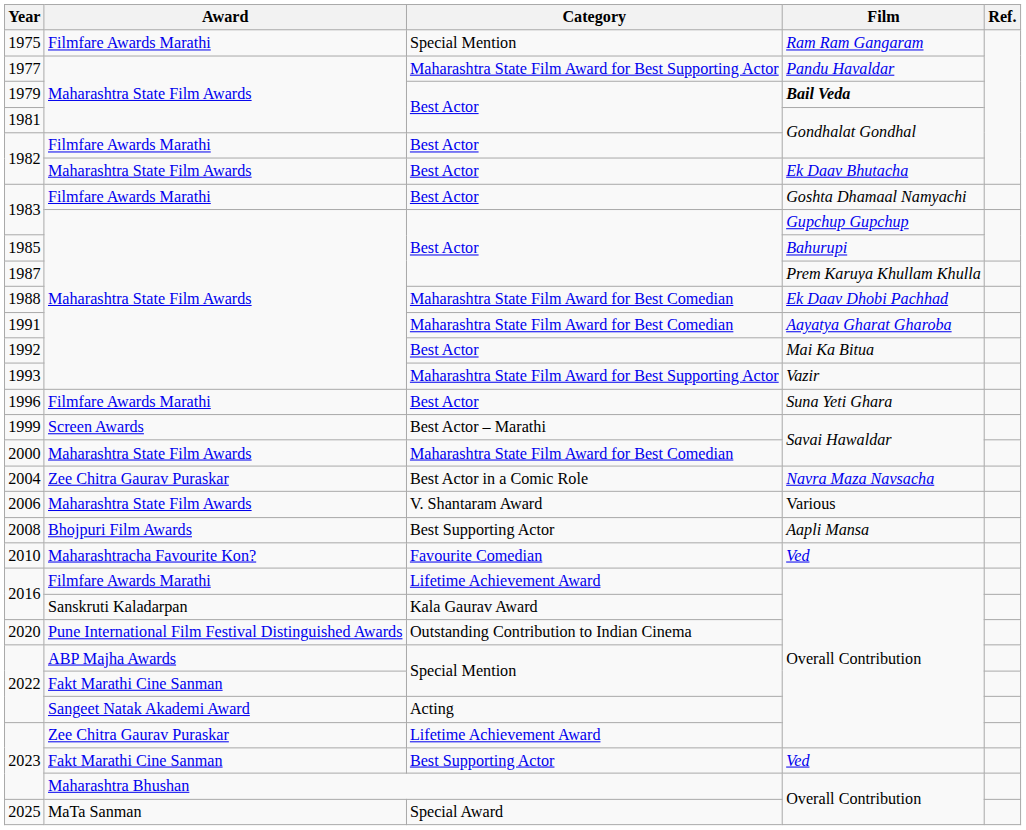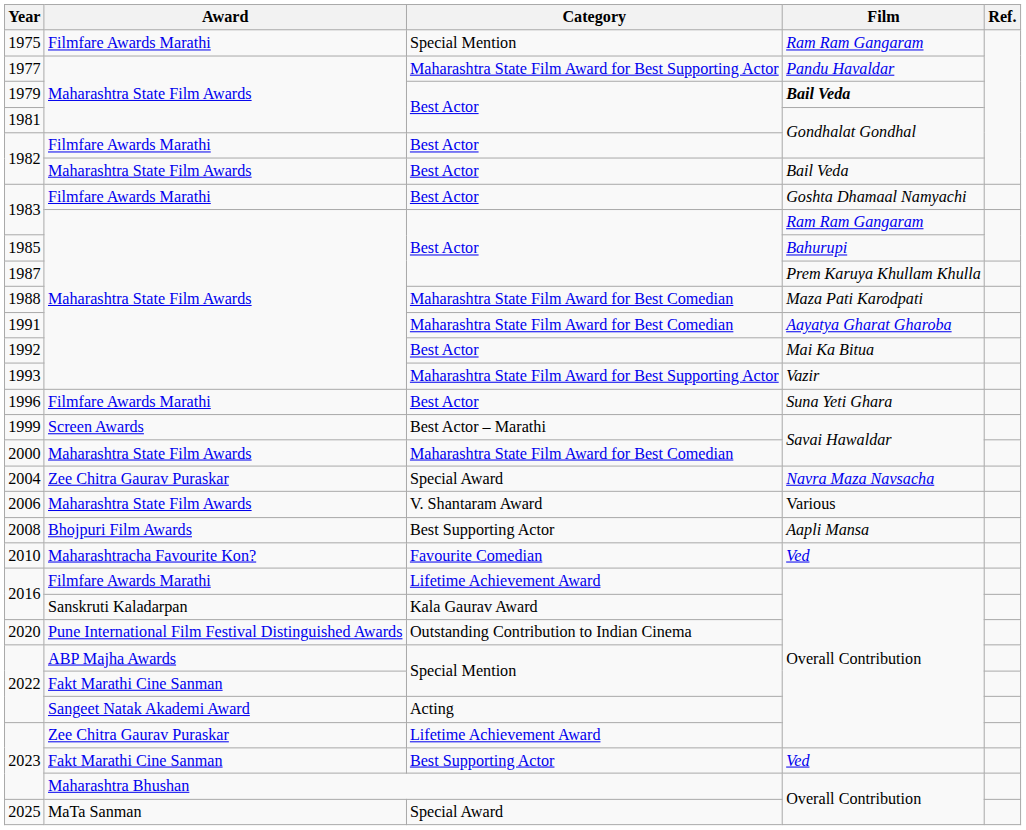(847, 171) Ek Daav Bhutacha -> (817, 171) Bail Veda
(847, 222) Gupchup Gupchup -> (855, 222) Ram Ram Gangaram
(867, 299) Ek Daav Dhobi Pachhad -> (855, 299) Maza Pati Karodpati
(499, 478) Best Actor in a Comic Role -> (457, 478) Special Award
